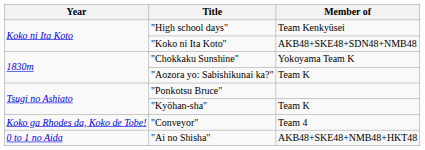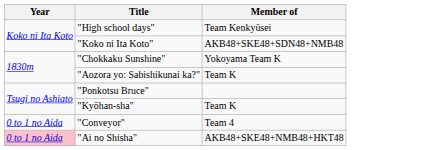(77, 122) Koko ga Rhodes da, Koko de Tobe! -> (35, 122) 0 to 1 no Aida
(35, 138) no background -> (35, 138) pink background
